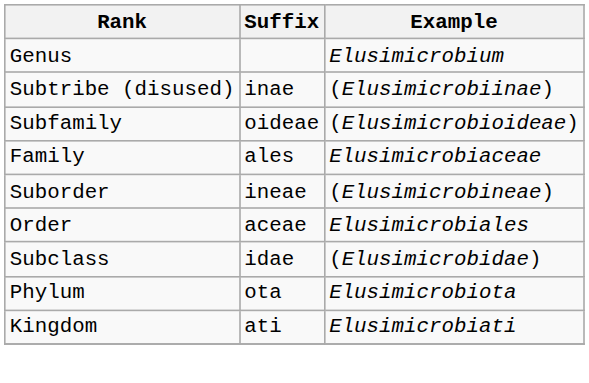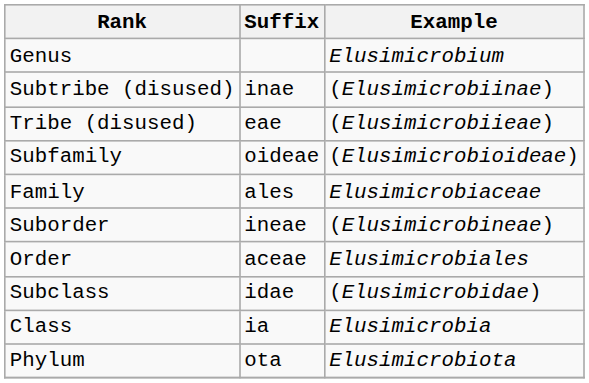+ row: (103, 123)
+ row: (41, 327)
- row: (53, 327)
